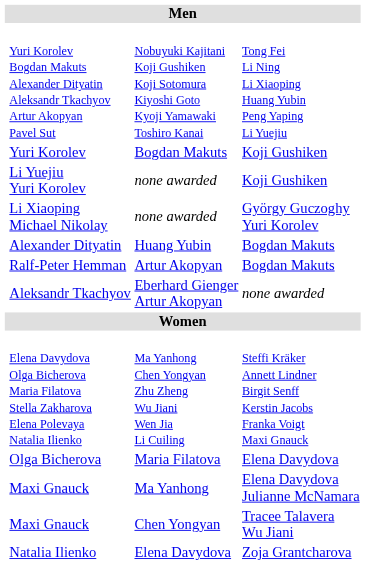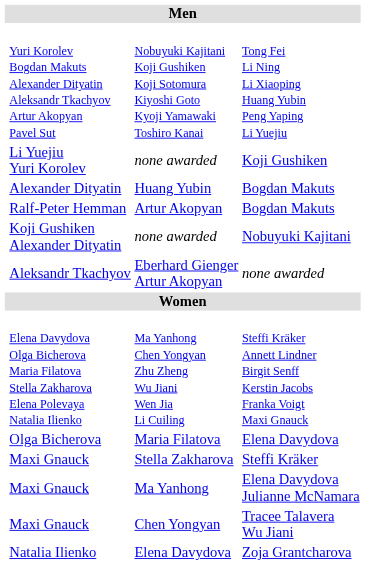- row: (48, 152)
- row: (58, 216)
+ row: (65, 236)
+ row: (49, 459)
